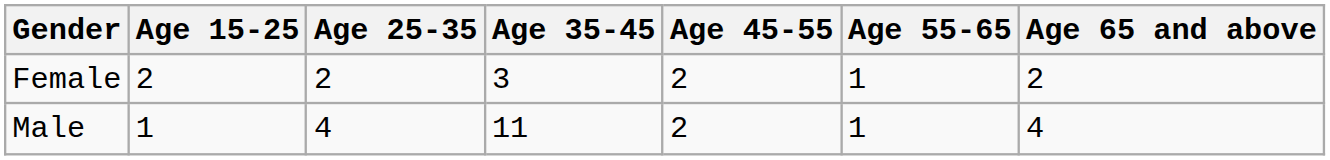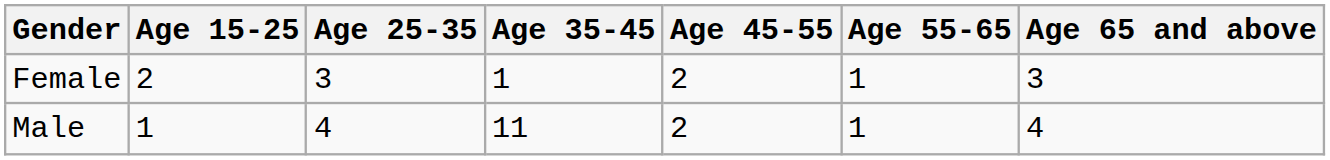(323, 79) 2 -> (323, 79) 3
(501, 79) 3 -> (501, 79) 1
(1035, 79) 2 -> (1035, 79) 3
